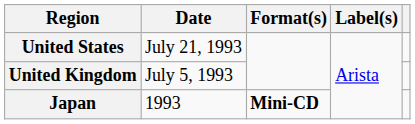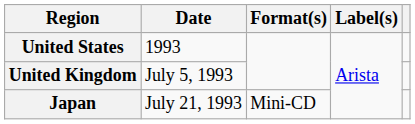(193, 47) July 21, 1993 -> (163, 47) 1993
(163, 103) 1993 -> (193, 103) July 21, 1993
(285, 103) bold -> (283, 103) normal
